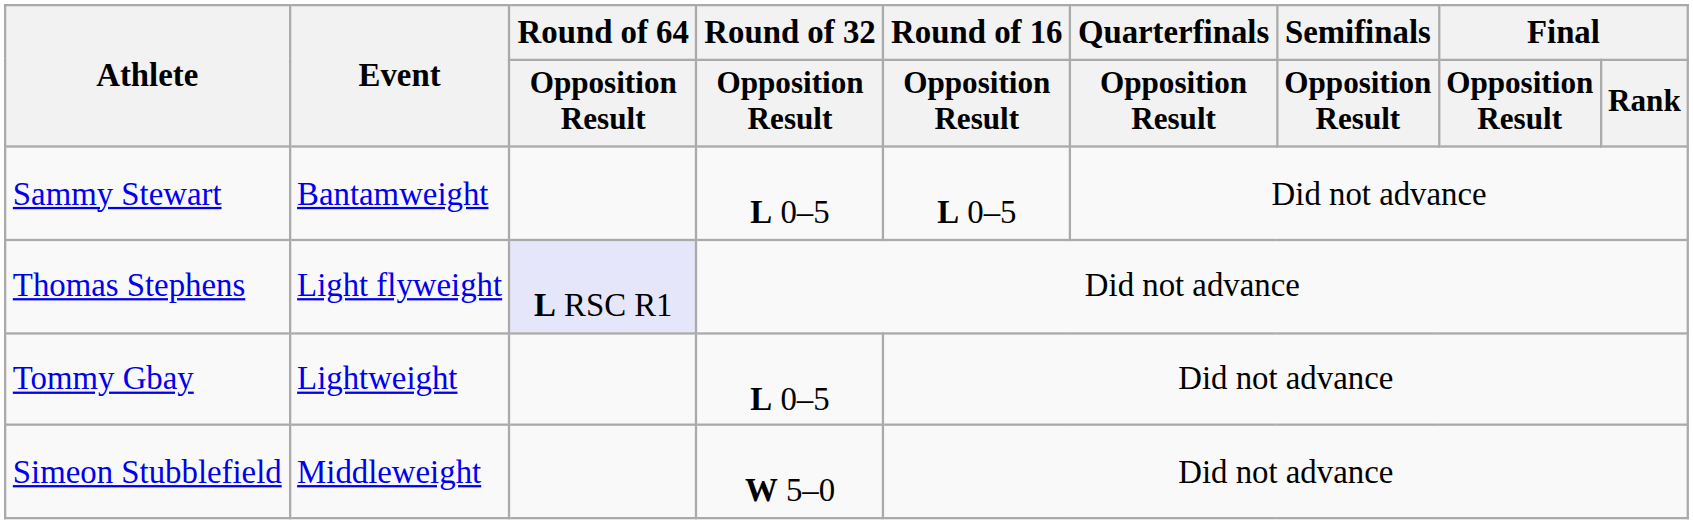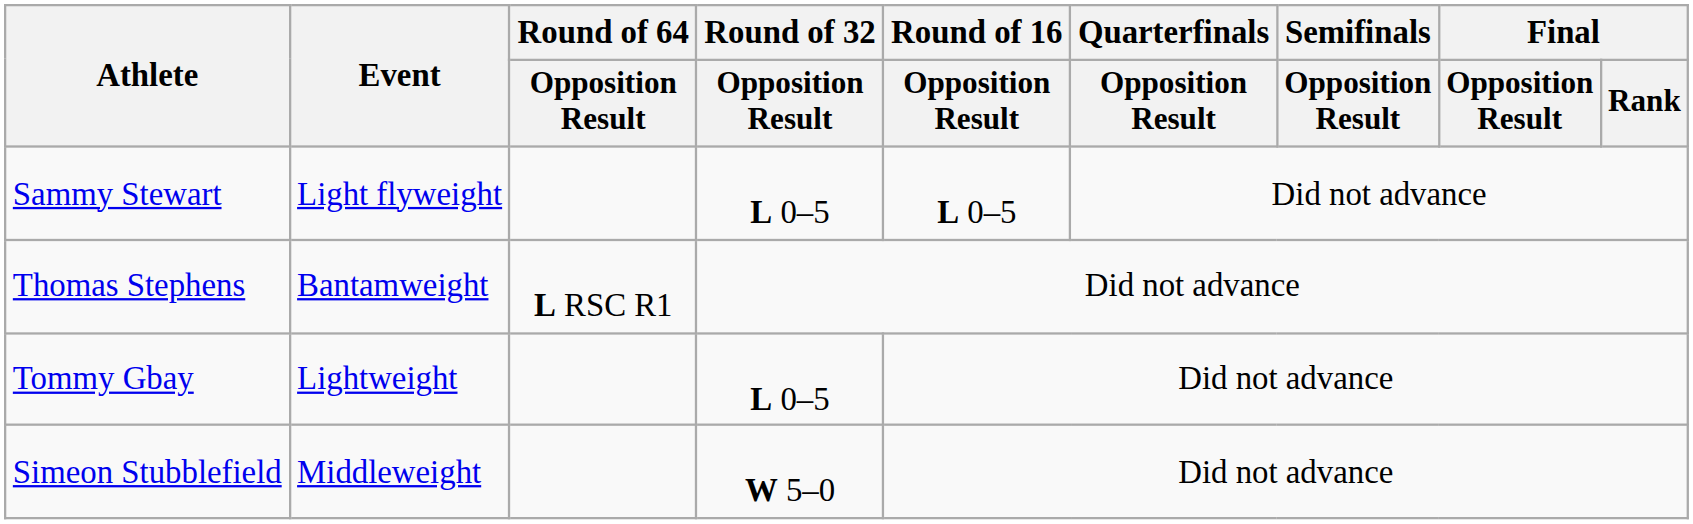(393, 193) Bantamweight -> (400, 193) Light flyweight
(400, 286) Light flyweight -> (393, 286) Bantamweight
(603, 305) lavender background -> (603, 305) no background
